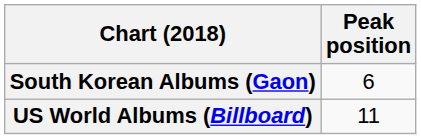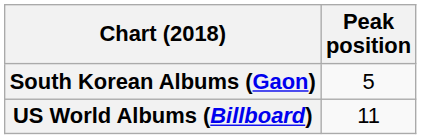(369, 81) 6 -> (369, 81) 5
